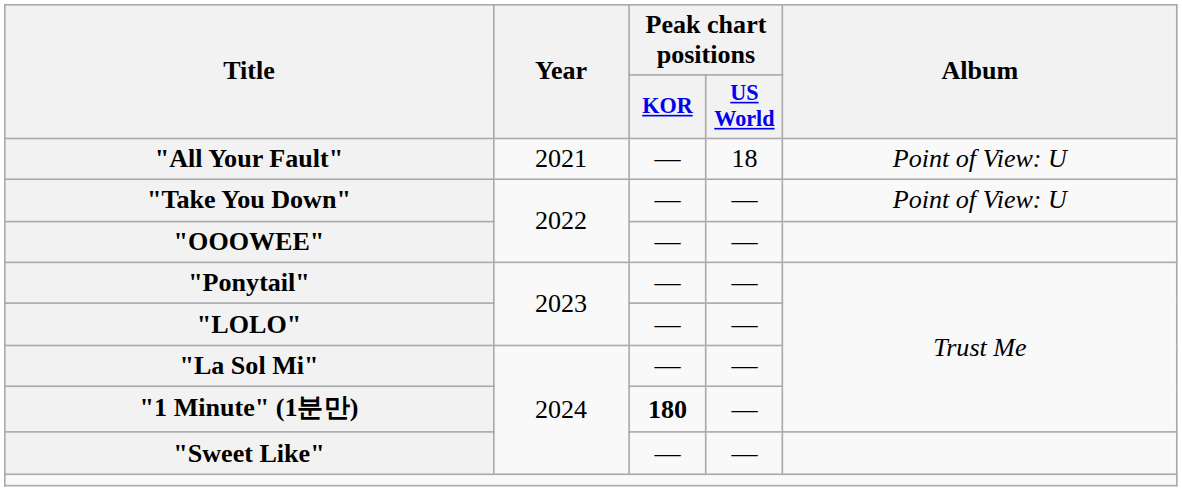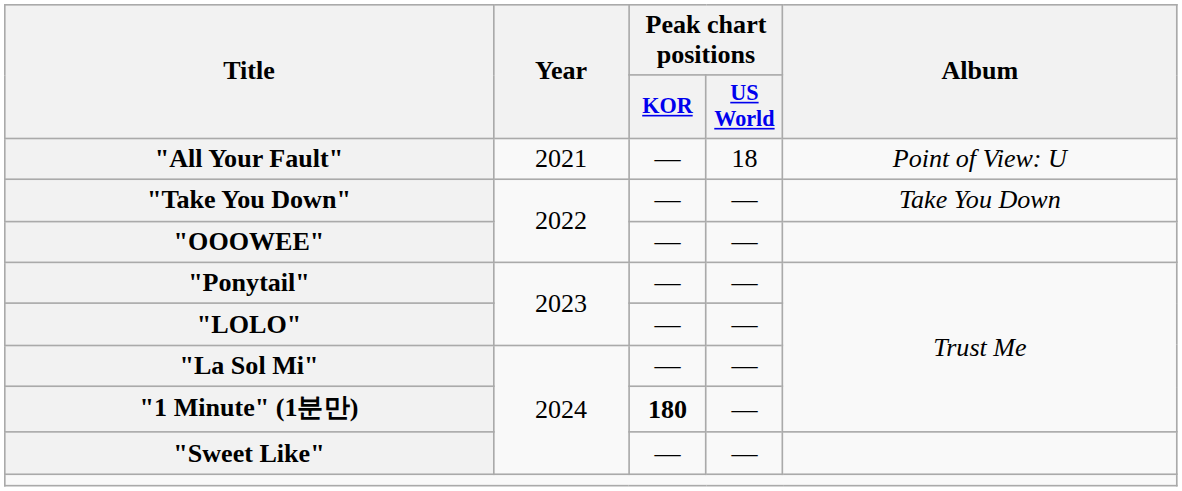(980, 199) Point of View: U -> (980, 199) Take You Down
